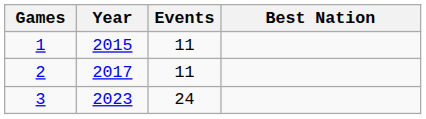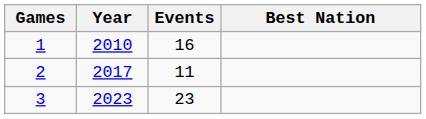(113, 45) 2015 -> (113, 45) 2010
(184, 45) 11 -> (184, 45) 16
(184, 100) 24 -> (184, 100) 23
